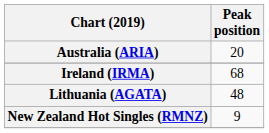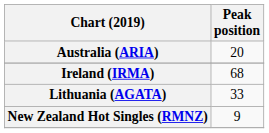(237, 95) 48 -> (237, 95) 33
